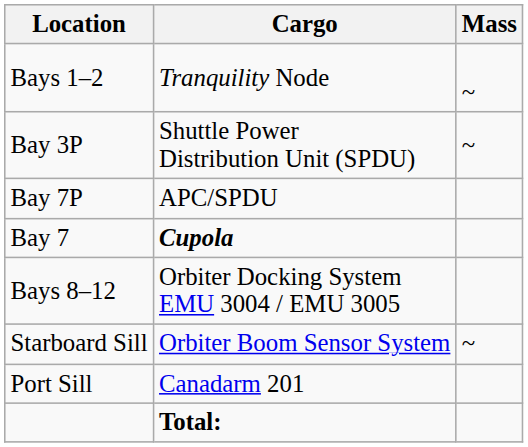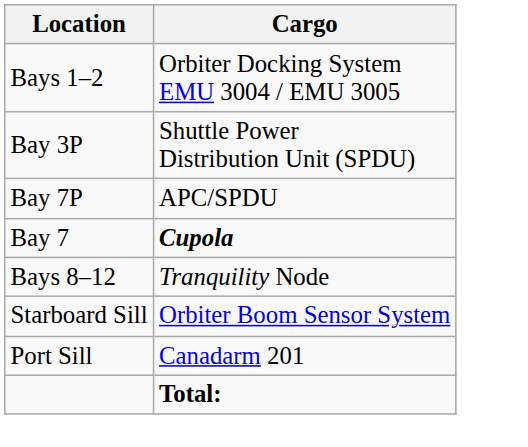- column: (489, 24)
(244, 77) Tranquility Node -> (280, 77) Orbiter Docking System EMU 3004 / EMU 3005
(280, 290) Orbiter Docking System EMU 3004 / EMU 3005 -> (244, 276) Tranquility Node
